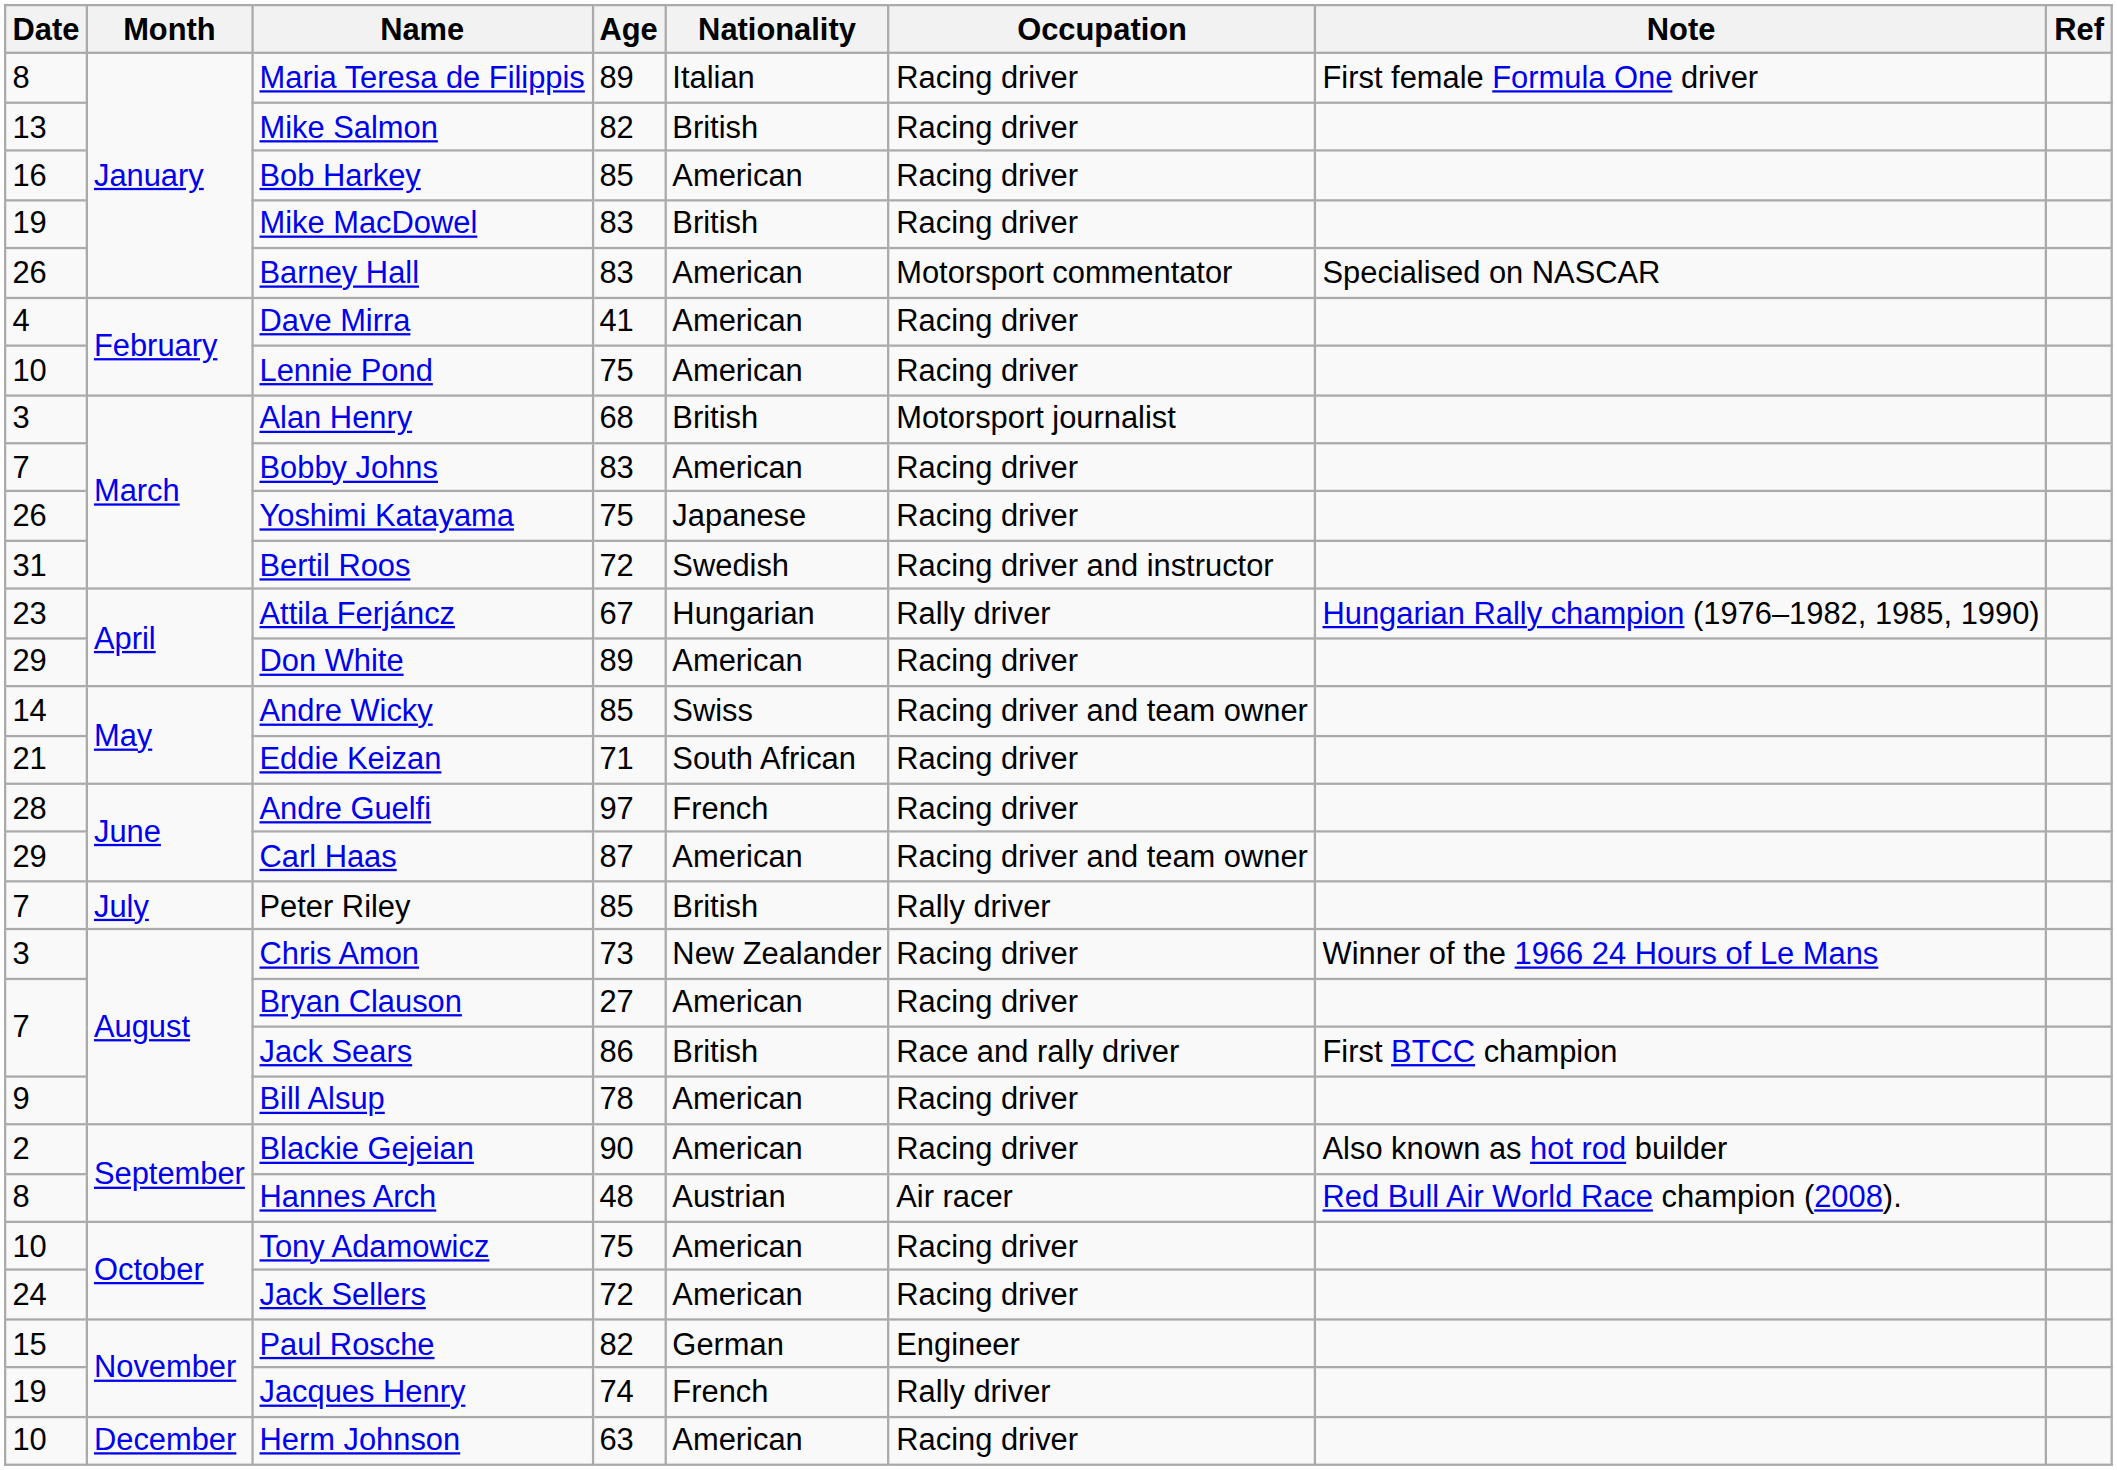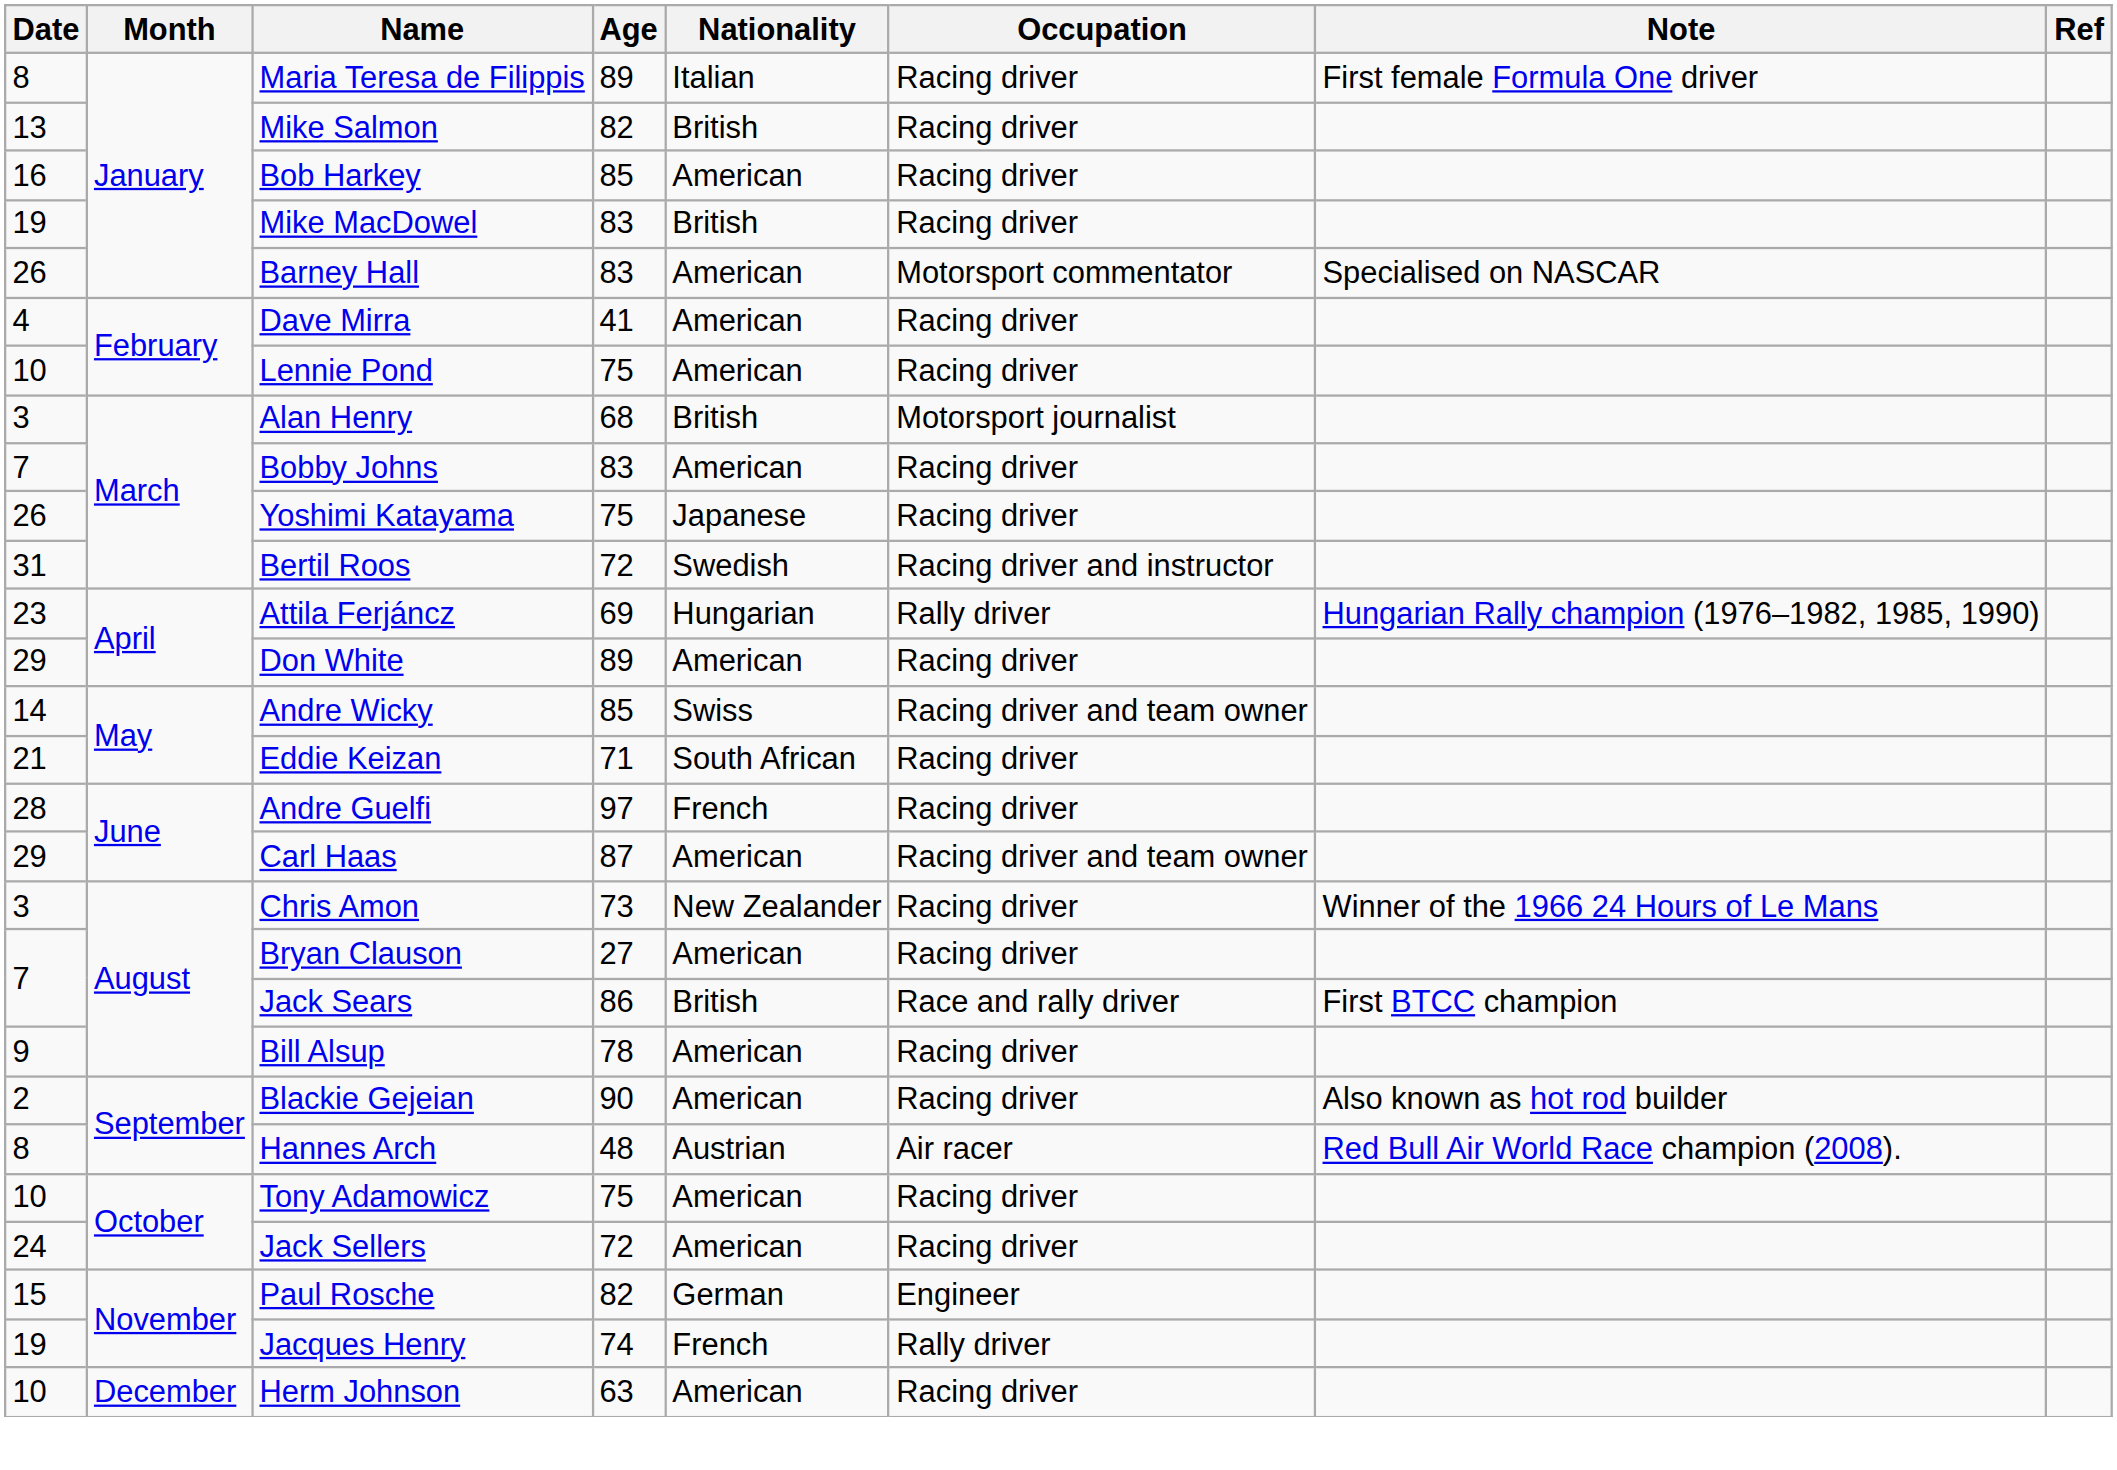(617, 613) 67 -> (617, 613) 69
- row: (335, 905)
